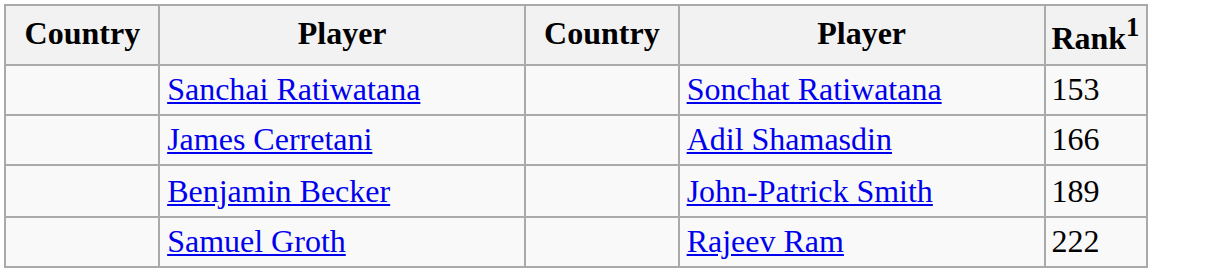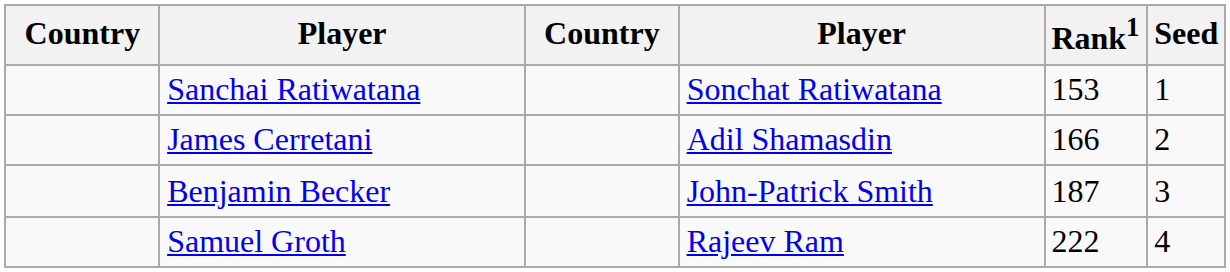+ column: (1186, 34)
(1075, 190) 189 -> (1075, 190) 187
